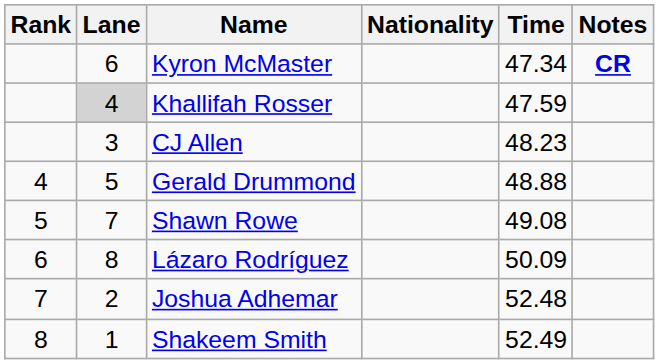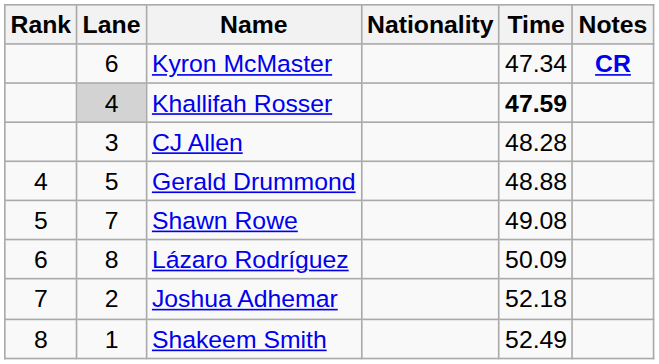(536, 103) normal -> (536, 103) bold
(536, 142) 48.23 -> (536, 142) 48.28
(536, 299) 52.48 -> (536, 299) 52.18
